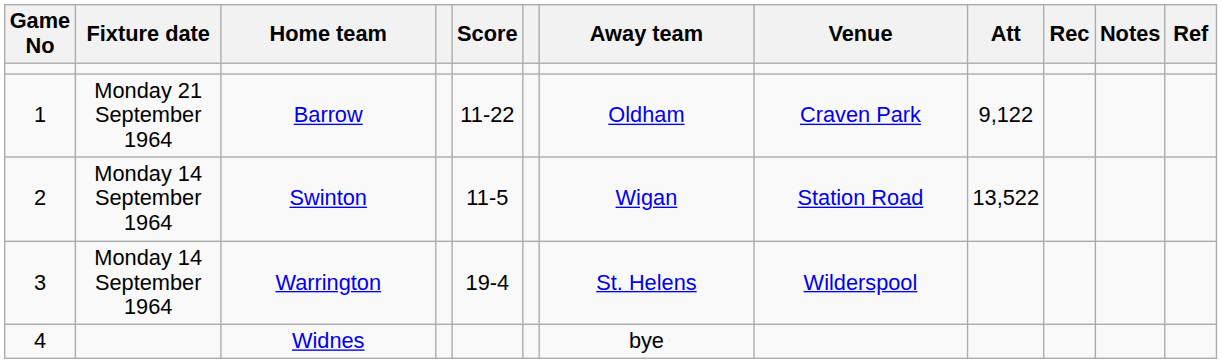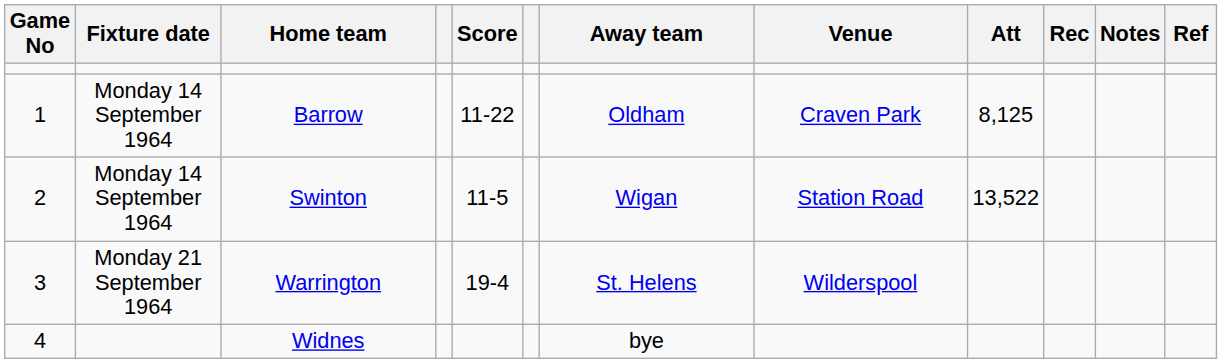(148, 115) Monday 21 September 1964 -> (148, 115) Monday 14 September 1964
(1006, 115) 9,122 -> (1006, 115) 8,125
(148, 282) Monday 14 September 1964 -> (148, 282) Monday 21 September 1964
